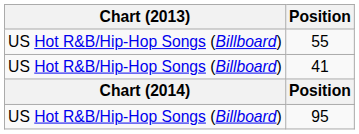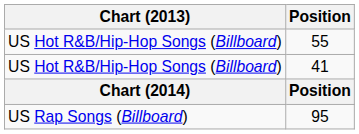(145, 116) US Hot R&B/Hip-Hop Songs (Billboard) -> (98, 116) US Rap Songs (Billboard)
